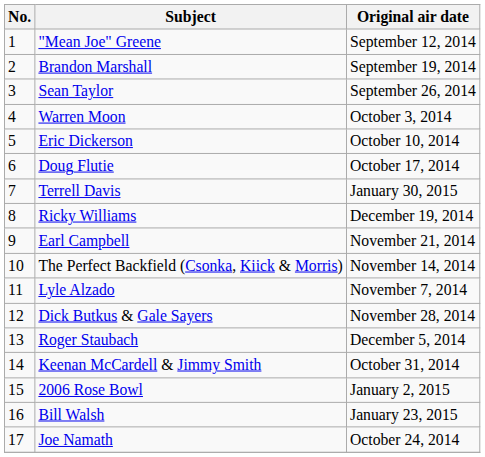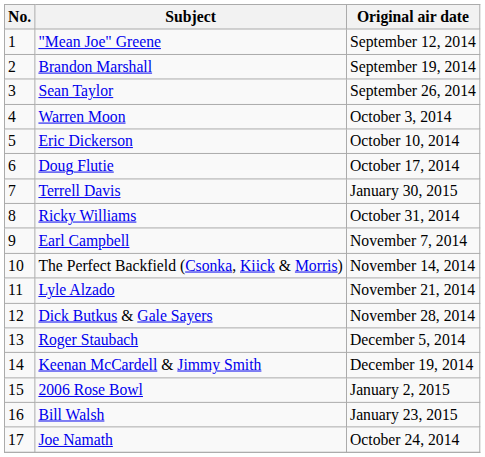(412, 215) December 19, 2014 -> (405, 215) October 31, 2014
(413, 240) November 21, 2014 -> (409, 240) November 7, 2014
(409, 290) November 7, 2014 -> (413, 290) November 21, 2014
(405, 365) October 31, 2014 -> (412, 365) December 19, 2014
